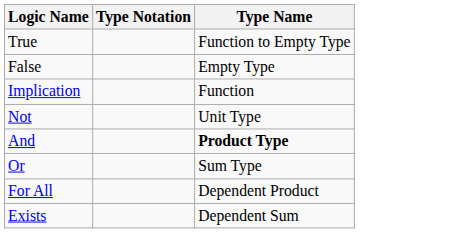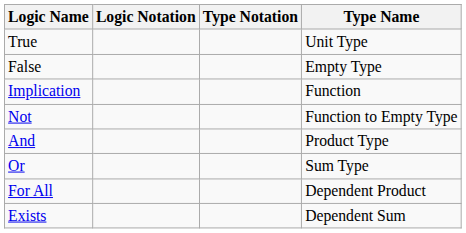+ column: (146, 16)
(274, 41) Function to Empty Type -> (337, 41) Unit Type
(230, 116) Unit Type -> (381, 116) Function to Empty Type
(243, 141) bold -> (347, 141) normal
